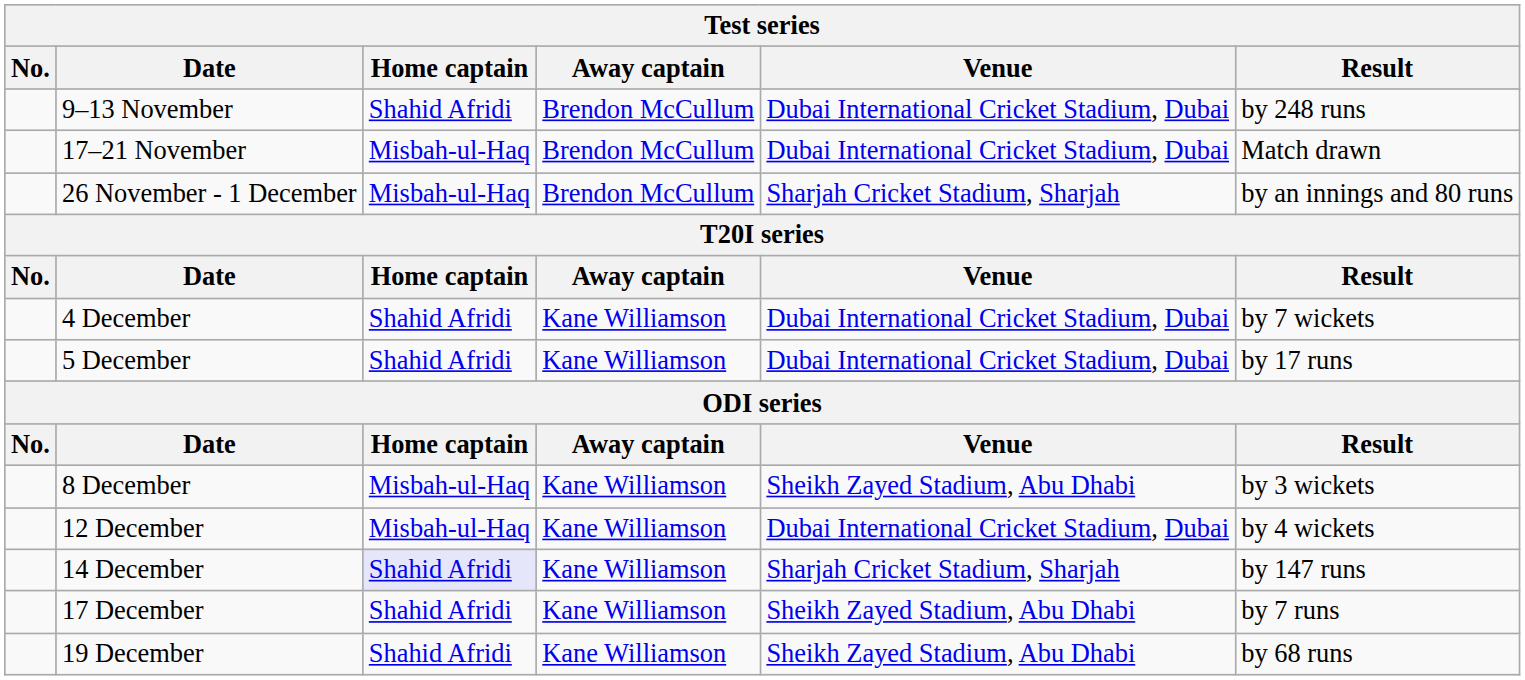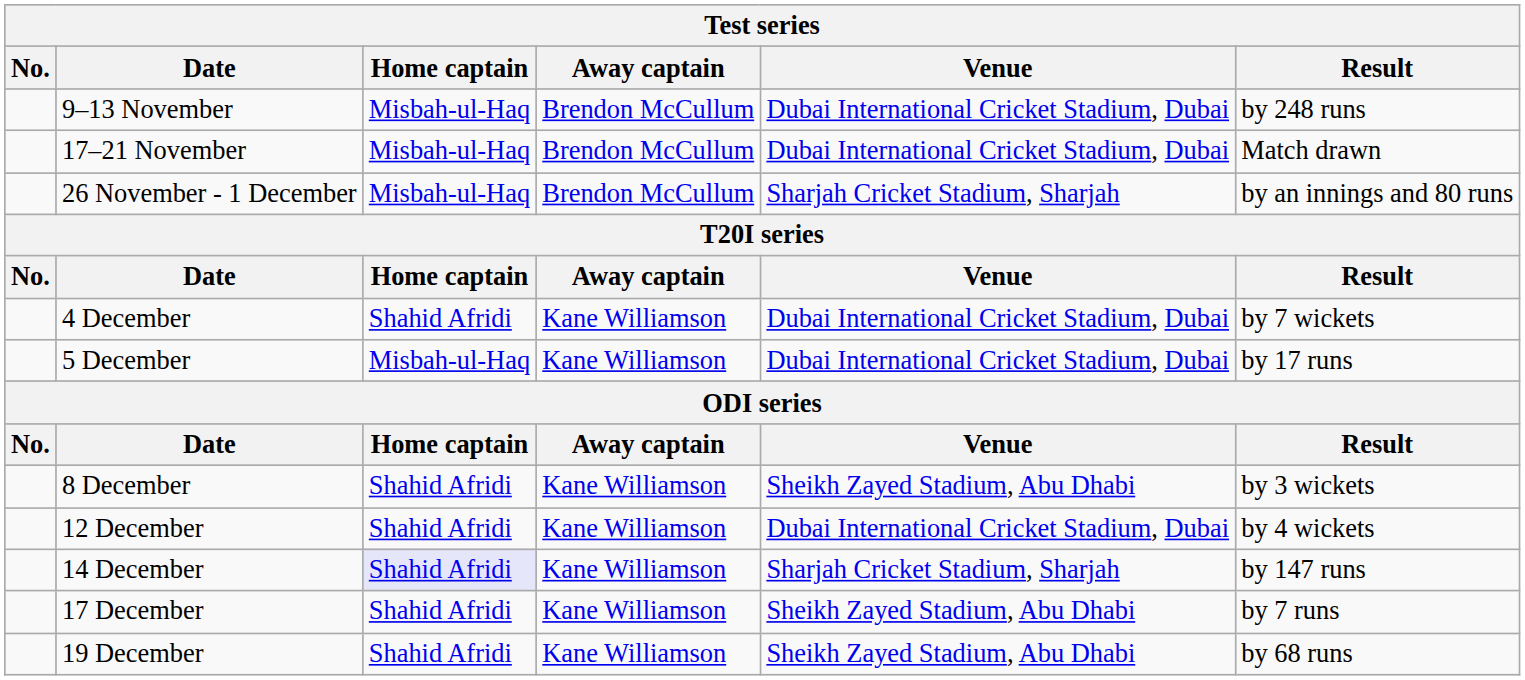(440, 109) Shahid Afridi -> (449, 109) Misbah-ul-Haq
(440, 360) Shahid Afridi -> (449, 360) Misbah-ul-Haq
(449, 485) Misbah-ul-Haq -> (440, 485) Shahid Afridi
(449, 527) Misbah-ul-Haq -> (440, 527) Shahid Afridi
